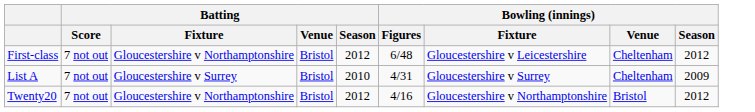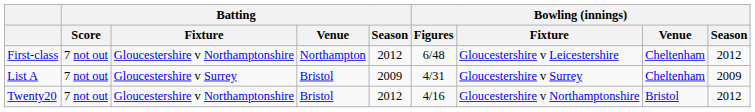(317, 55) Bristol -> (333, 55) Northampton
(357, 76) 2010 -> (390, 76) 2009
